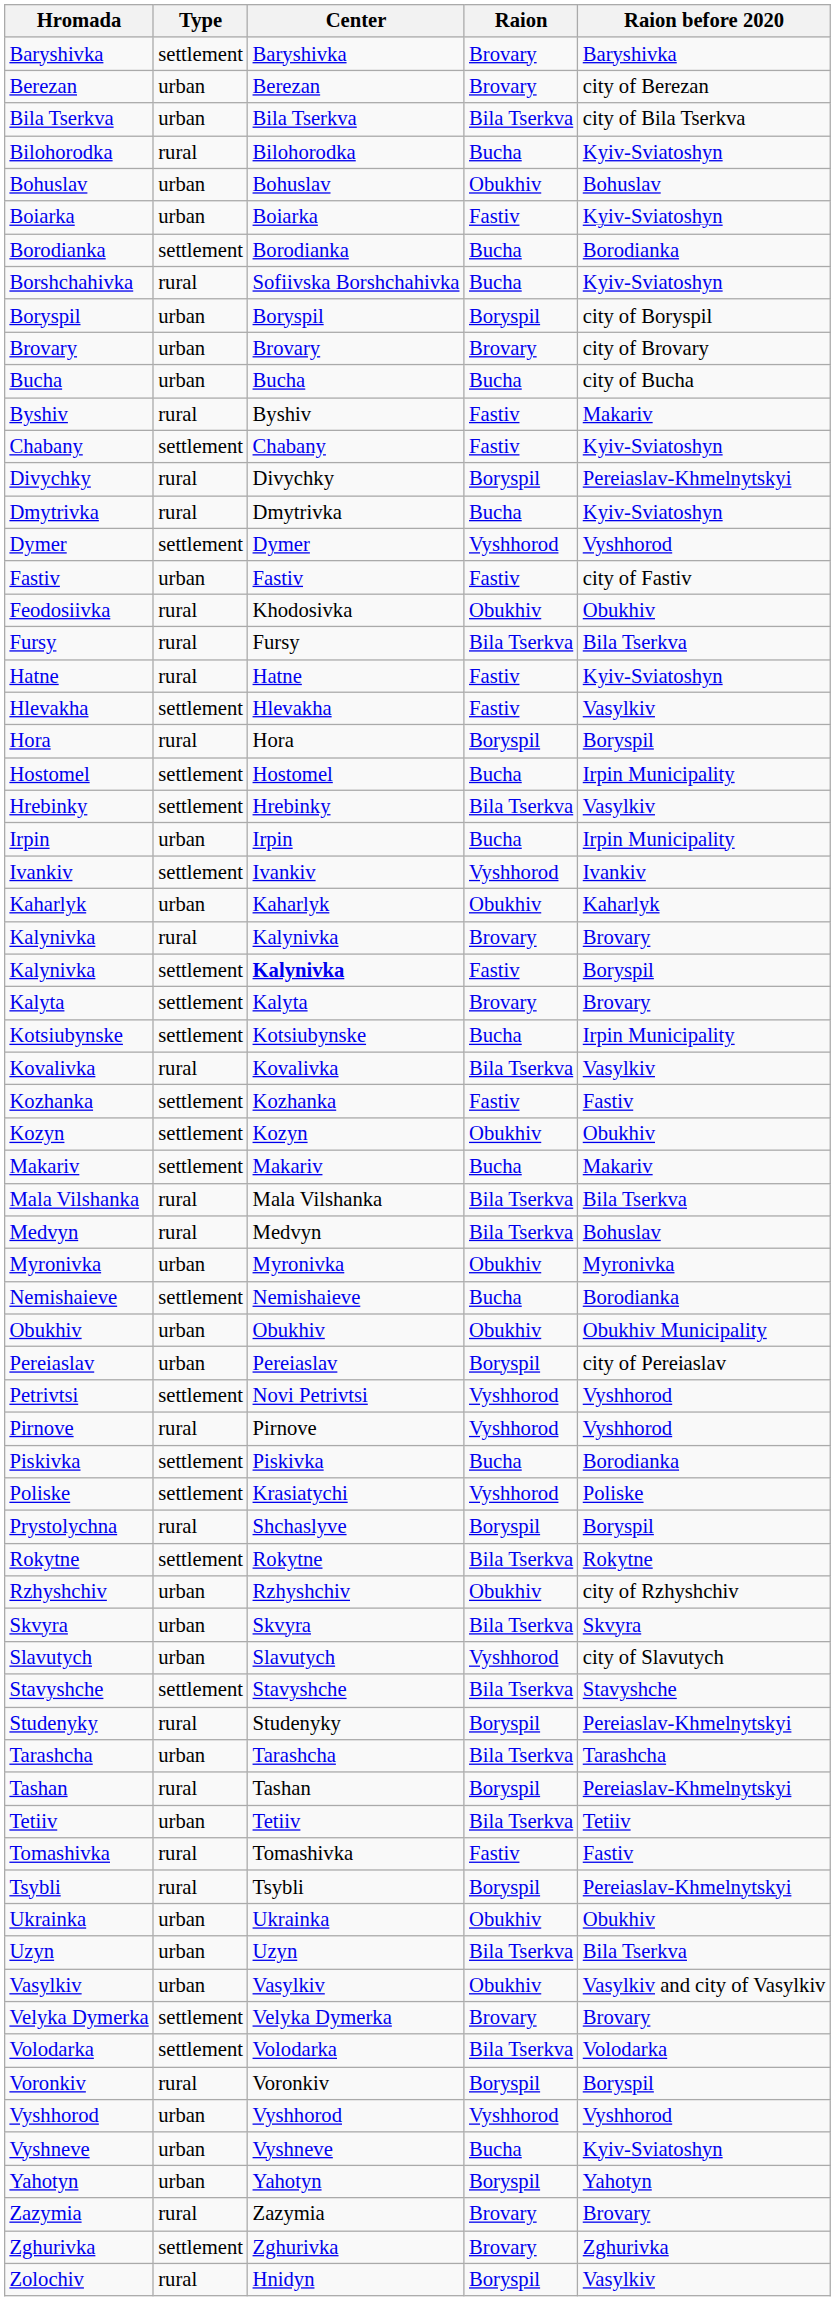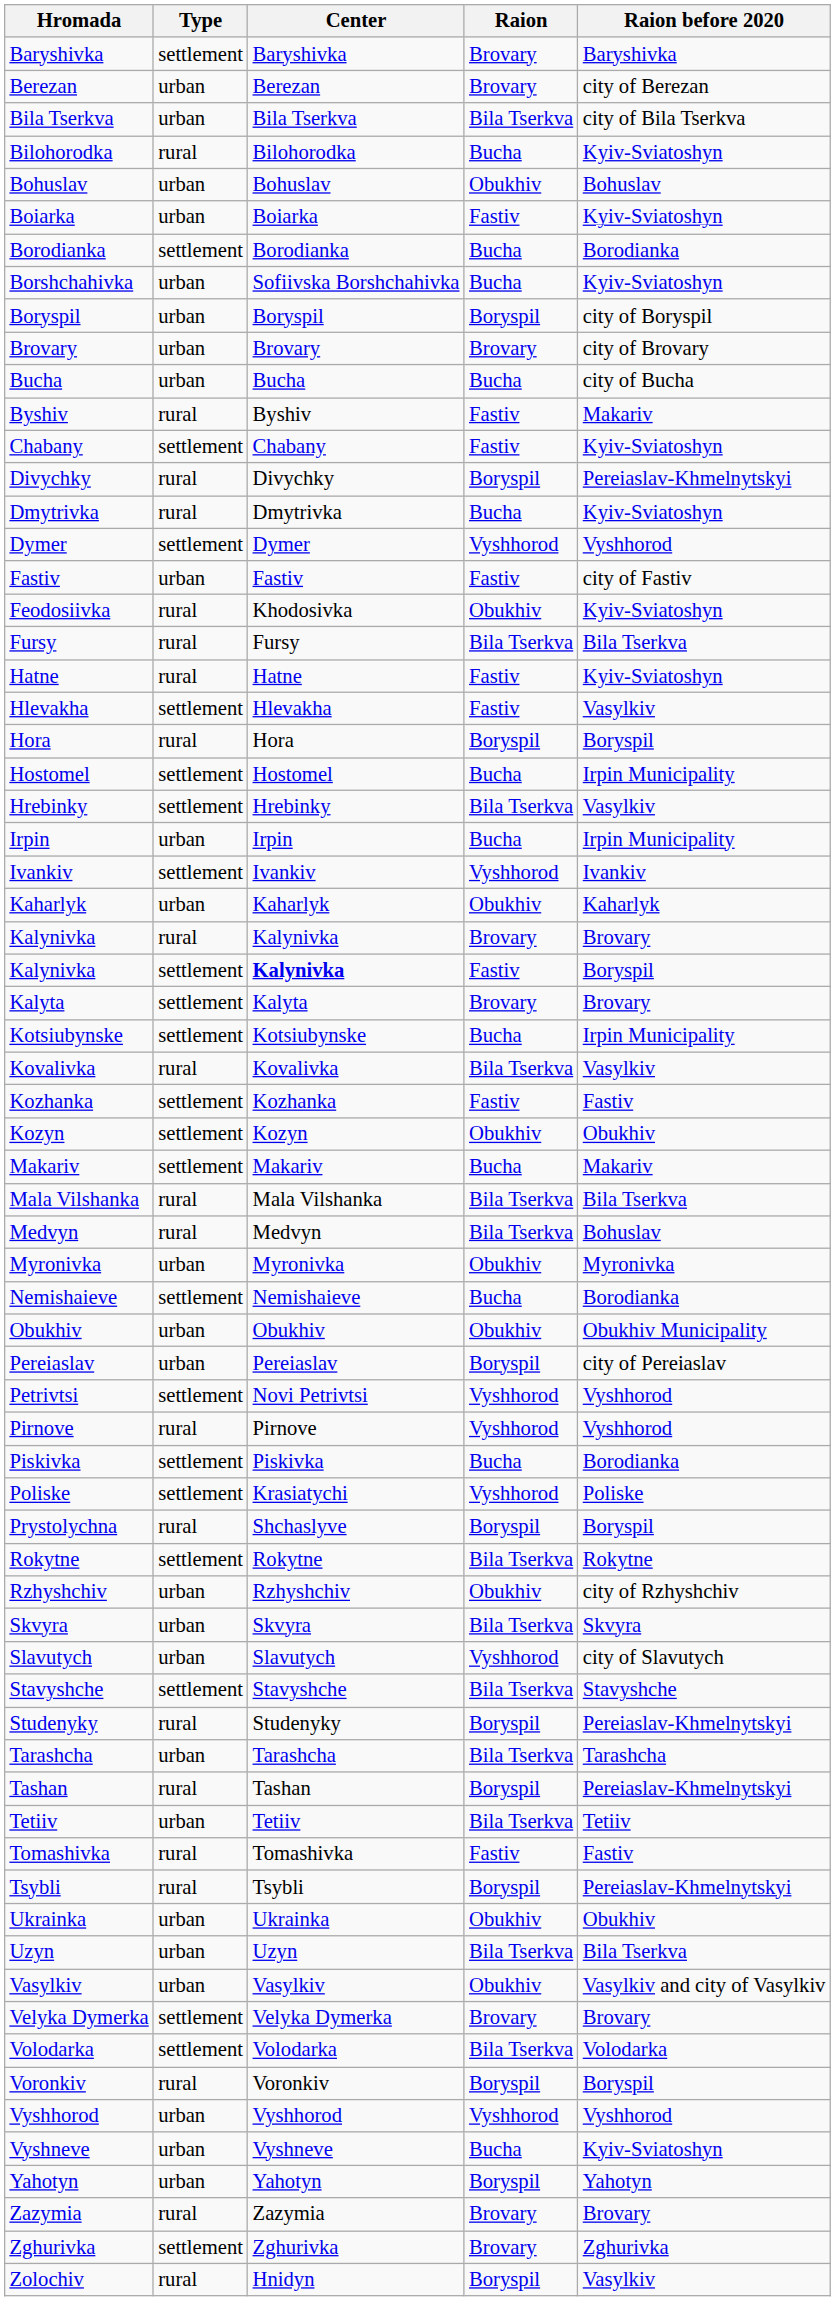(178, 282) rural -> (182, 282) urban
(619, 610) Obukhiv -> (653, 610) Kyiv-Sviatoshyn
